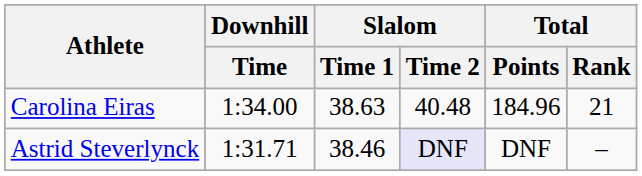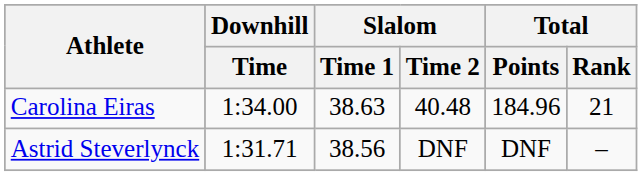(357, 149) 38.46 -> (357, 149) 38.56
(443, 149) lavender background -> (443, 149) no background
